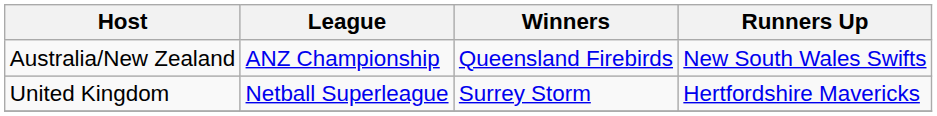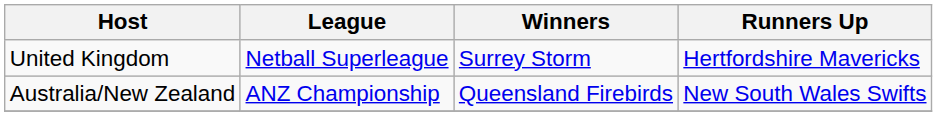rows swapped: (123, 57) <-> (90, 93)
